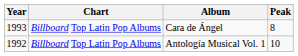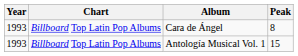(17, 43) 1992 -> (17, 43) 1993
(275, 43) 10 -> (275, 43) 15
